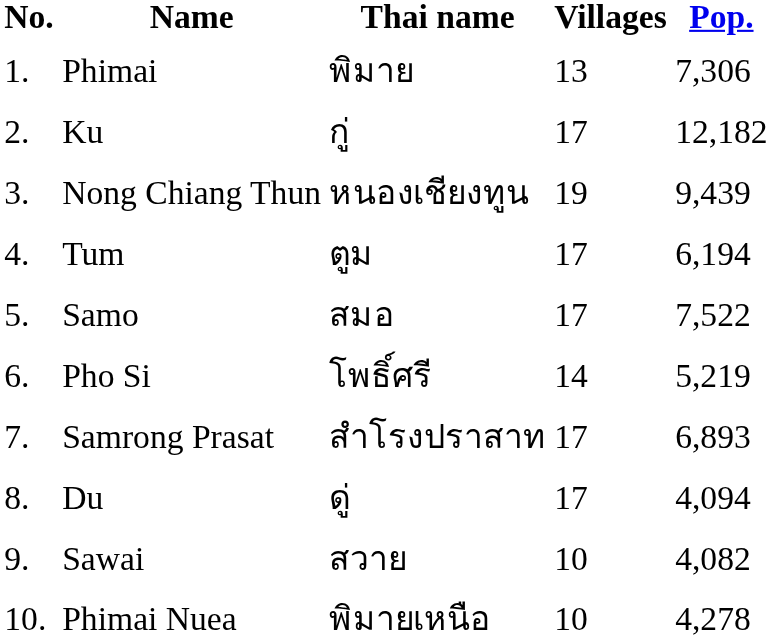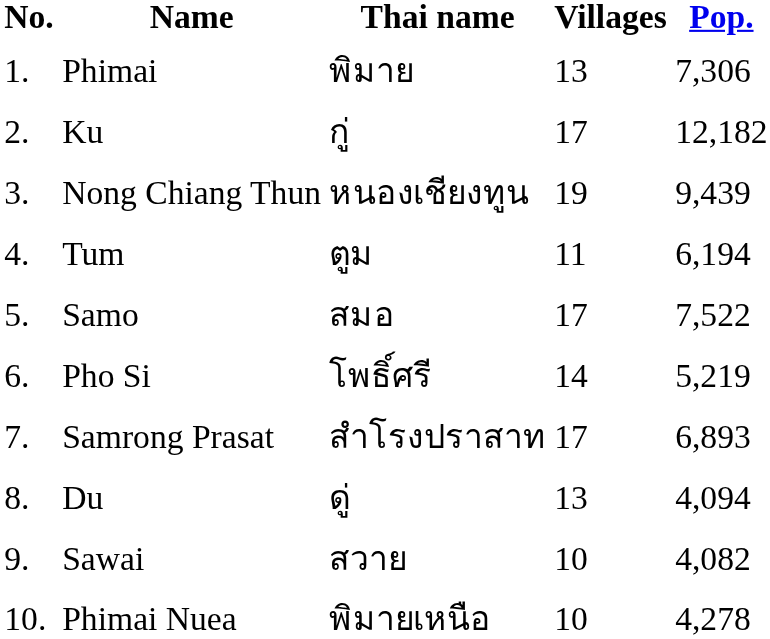(571, 252) 17 -> (570, 252) 11
(571, 496) 17 -> (571, 496) 13
